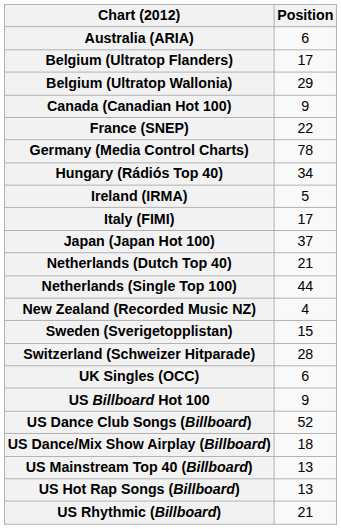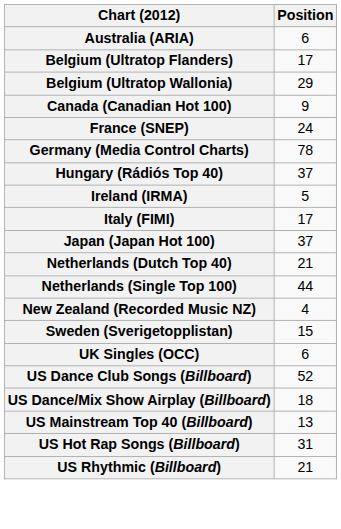(305, 128) 22 -> (305, 128) 24
(305, 173) 34 -> (305, 173) 37
- row: (139, 354)
- row: (139, 399)
(305, 490) 13 -> (305, 444) 31
